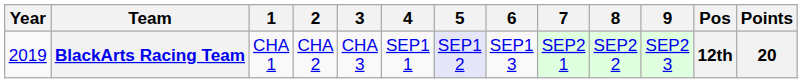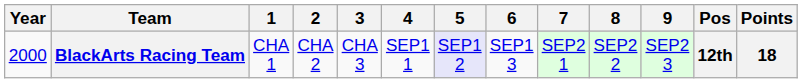(28, 54) 2019 -> (28, 54) 2000
(767, 54) 20 -> (767, 54) 18
